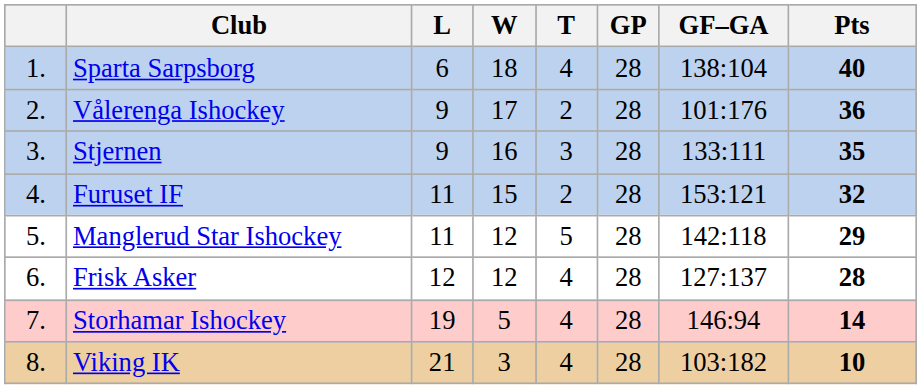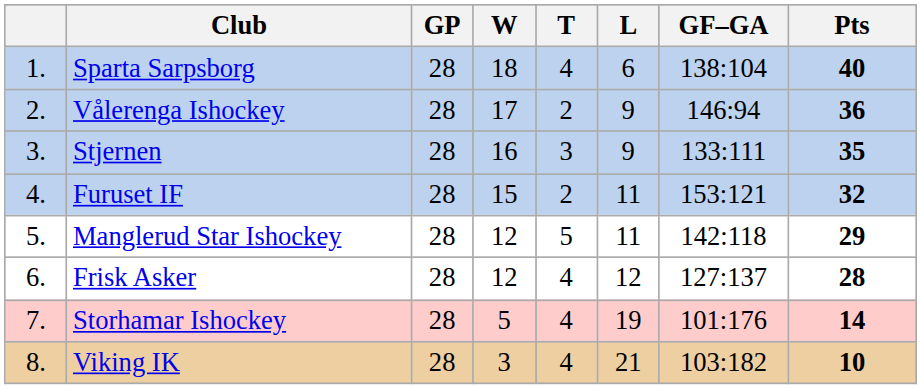columns swapped: (628, 25) <-> (442, 25)
(723, 109) 101:176 -> (723, 109) 146:94
(723, 320) 146:94 -> (723, 320) 101:176
